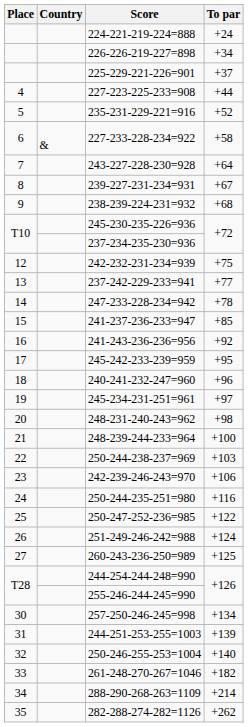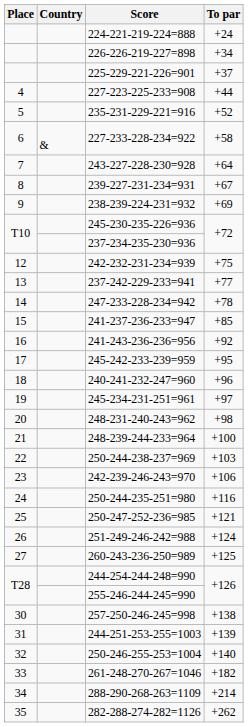(223, 204) +68 -> (223, 204) +69
(223, 517) +122 -> (223, 517) +121
(223, 614) +134 -> (223, 614) +138
